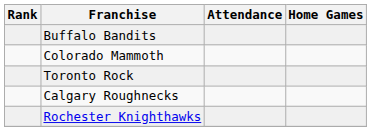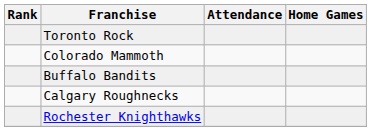rows swapped: (100, 35) <-> (89, 76)
